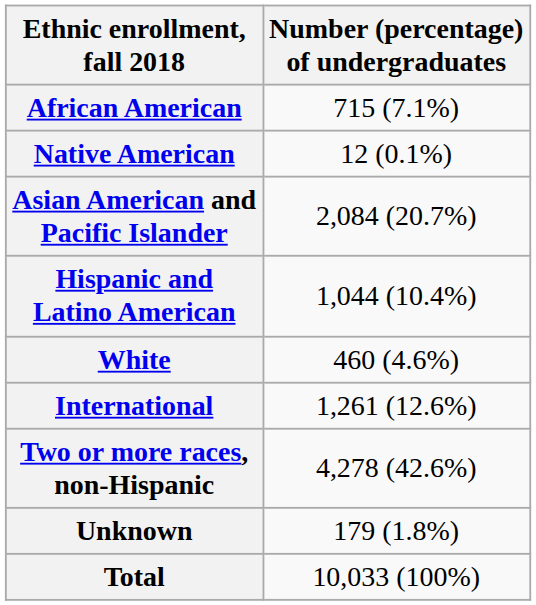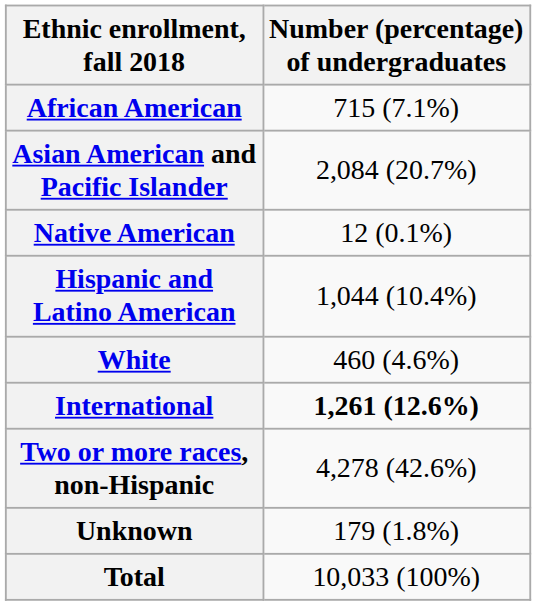rows swapped: (134, 153) <-> (134, 216)
(396, 404) normal -> (396, 404) bold
